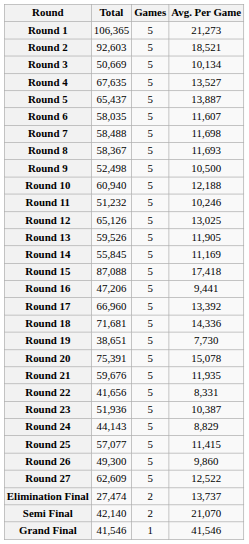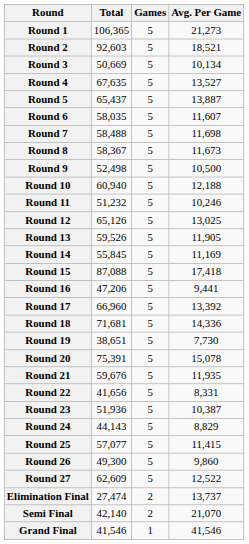(206, 151) 11,693 -> (206, 151) 11,673
